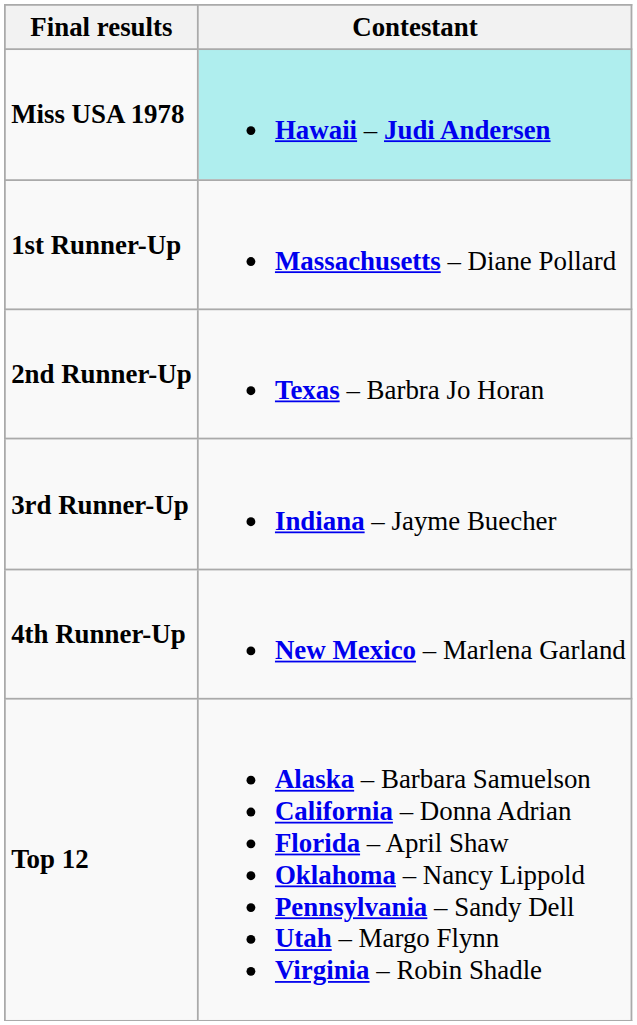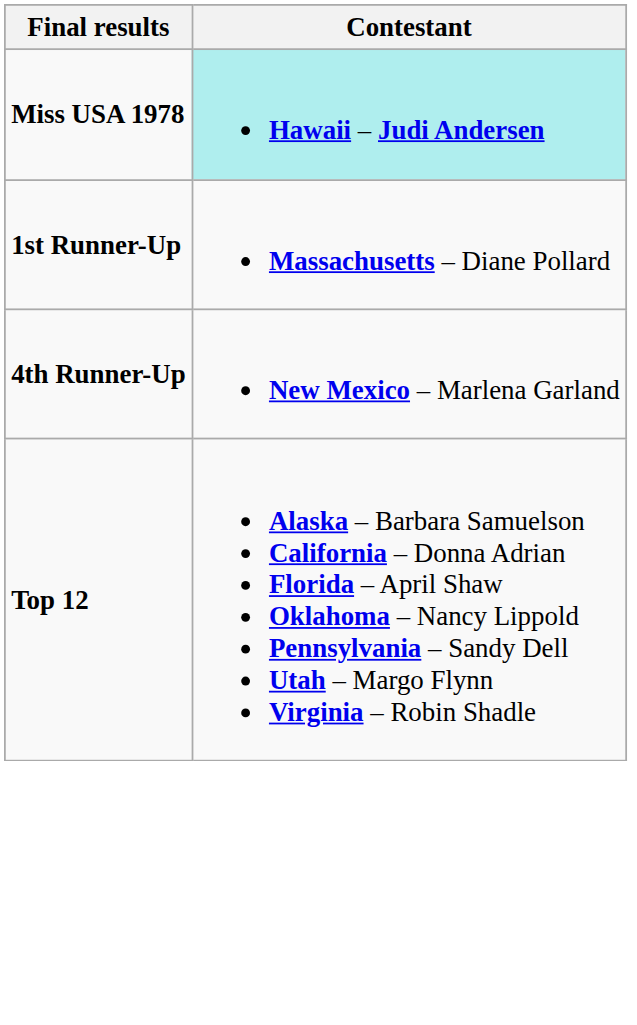- row: (101, 374)
- row: (100, 503)
